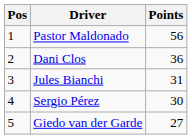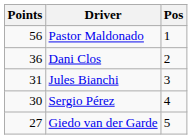columns swapped: (17, 14) <-> (166, 14)
